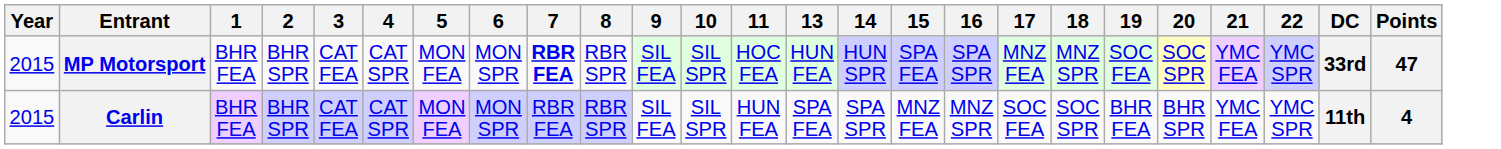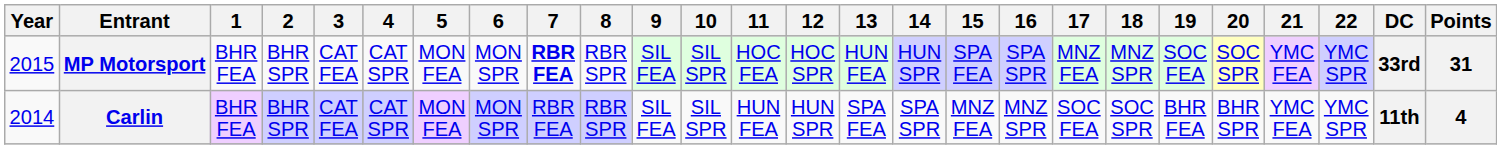+ column: (813, 20)
(1407, 63) 47 -> (1461, 63) 31
(32, 117) 2015 -> (32, 117) 2014
